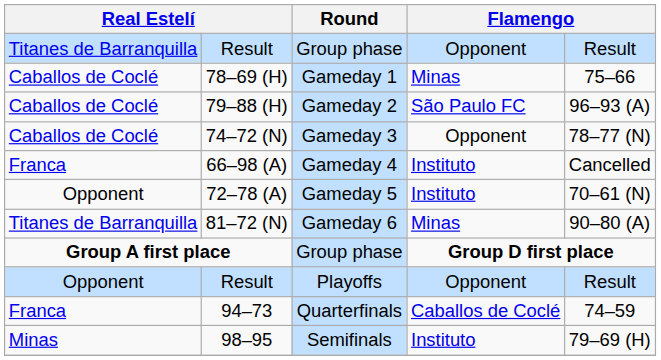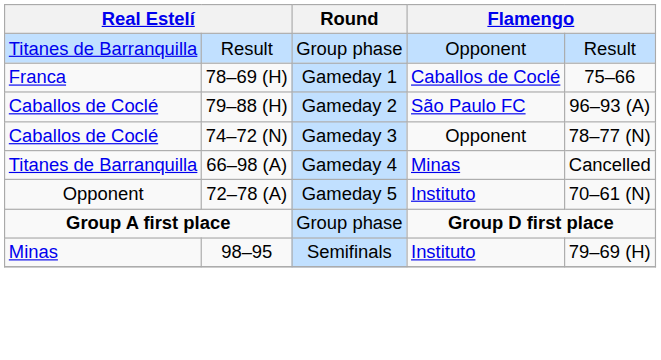(83, 77) Caballos de Coclé -> (37, 77) Franca
(436, 77) Minas -> (486, 77) Caballos de Coclé
(37, 164) Franca -> (103, 164) Titanes de Barranquilla
(443, 164) Instituto -> (436, 164) Minas
- row: (247, 223)
- row: (247, 281)
- row: (247, 310)
